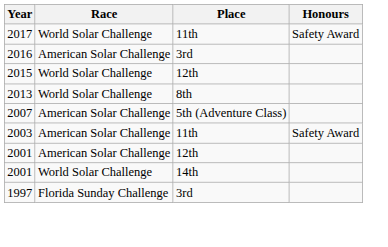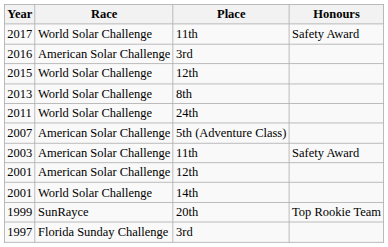+ row: (20, 113)
+ row: (20, 212)
